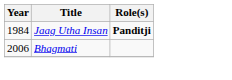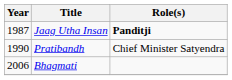(18, 30) 1984 -> (18, 30) 1987
+ row: (59, 48)
